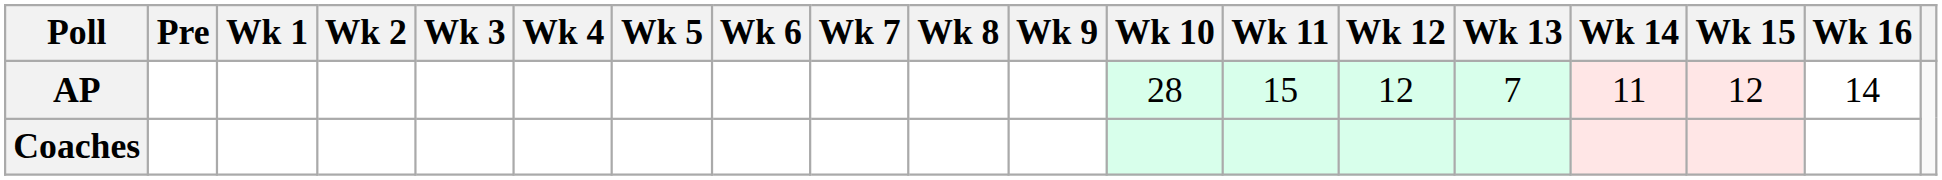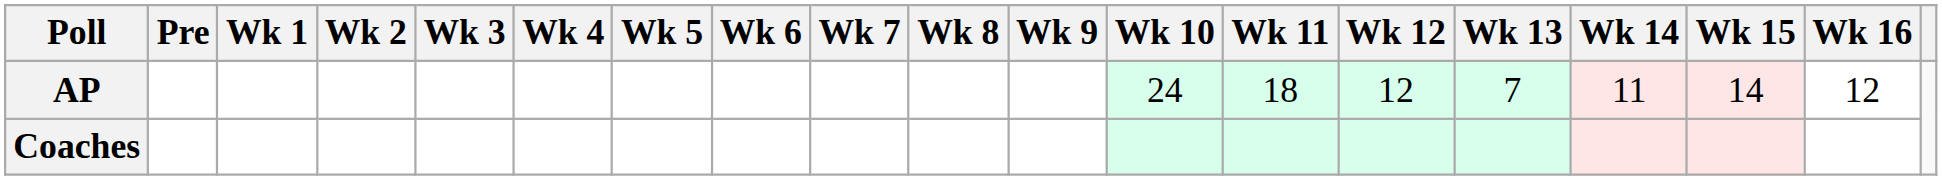(1165, 89) 28 -> (1165, 89) 24
(1280, 89) 15 -> (1280, 89) 18
(1746, 89) 12 -> (1746, 89) 14
(1862, 89) 14 -> (1862, 89) 12
